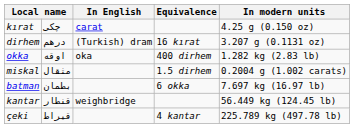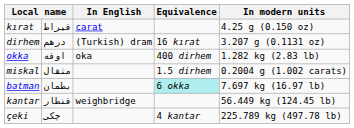(52, 27) چكی -> (57, 27) قيراط
(173, 86) no background -> (173, 86) paleturquoise background
(57, 116) قيراط -> (52, 116) چكی
